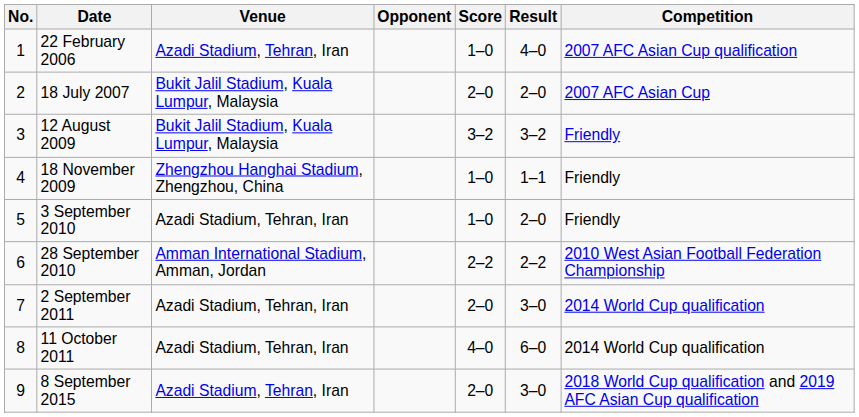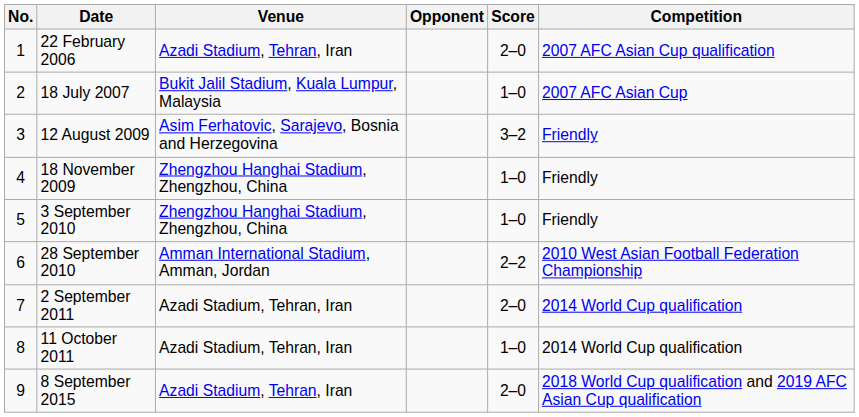- column: (533, 16)
(480, 50) 1–0 -> (513, 50) 2–0
(480, 93) 2–0 -> (513, 93) 1–0
(244, 135) Bukit Jalil Stadium, Kuala Lumpur, Malaysia -> (279, 135) Asim Ferhatovic, Sarajevo, Bosnia and Herzegovina
(252, 220) Azadi Stadium, Tehran, Iran -> (263, 220) Zhengzhou Hanghai Stadium, Zhengzhou, China
(480, 348) 4–0 -> (513, 348) 1–0
